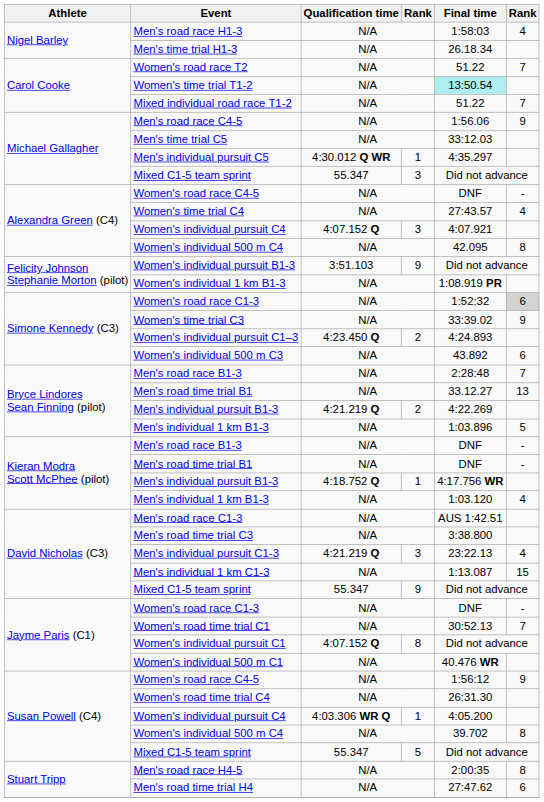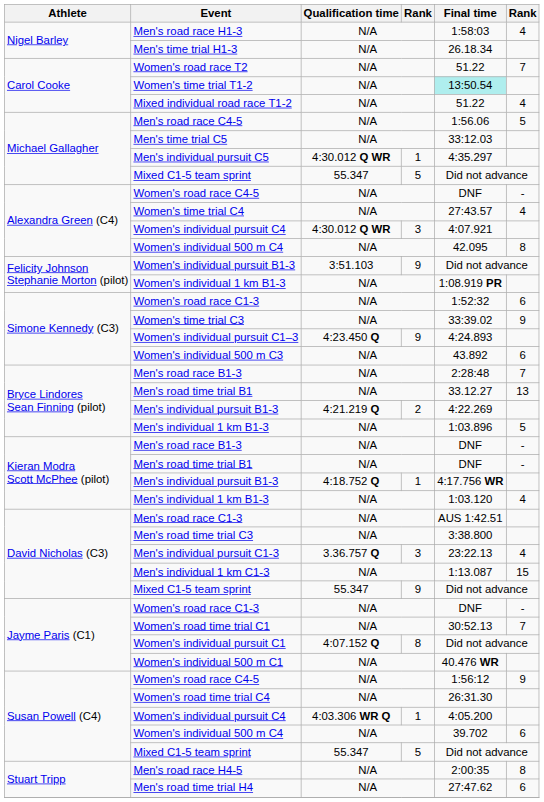(523, 103) 7 -> (523, 103) 4
(523, 121) 9 -> (523, 121) 5
(418, 175) 3 -> (418, 175) 5
(351, 229) 4:07.152 Q -> (351, 229) 4:30.012 Q WR
(523, 301) lightgrey background -> (523, 301) no background
(418, 337) 2 -> (418, 337) 9
(351, 553) 4:21.219 Q -> (351, 553) 3.36.757 Q
(523, 734) 8 -> (523, 734) 6
